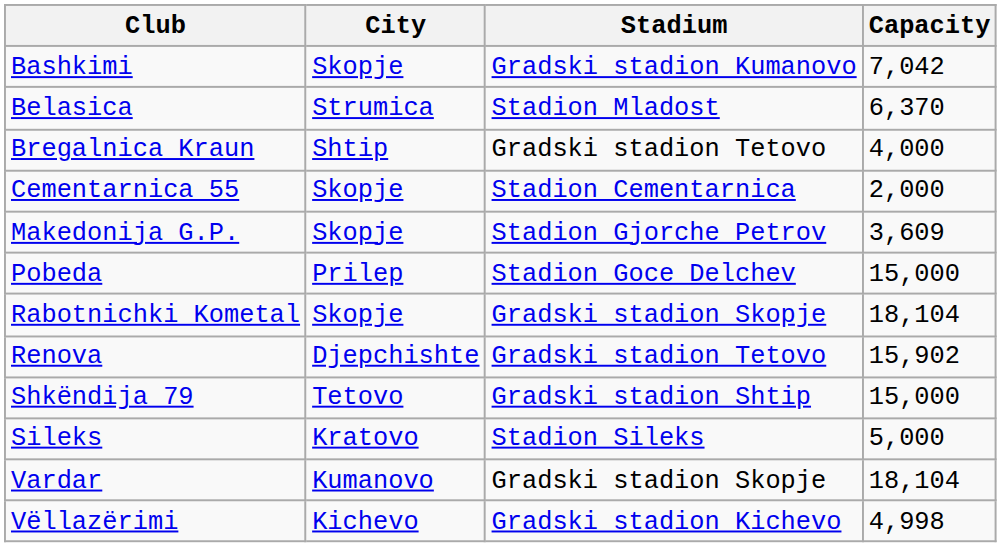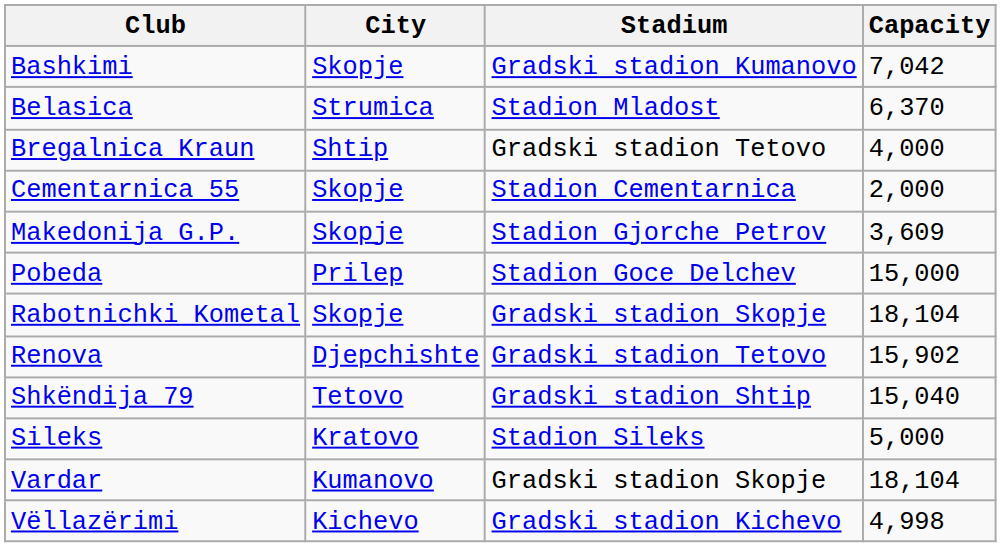(914, 397) 15,000 -> (914, 397) 15,040
